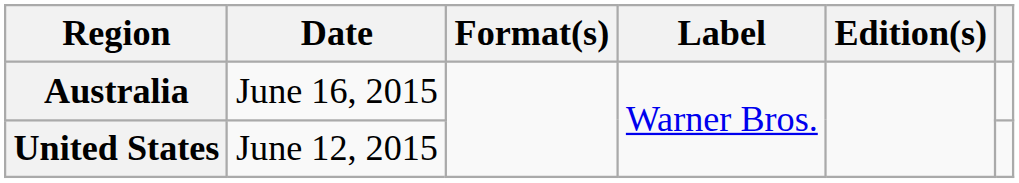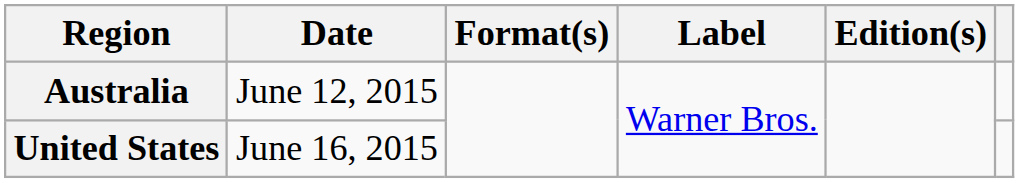(337, 90) June 16, 2015 -> (337, 90) June 12, 2015
(337, 147) June 12, 2015 -> (337, 147) June 16, 2015
